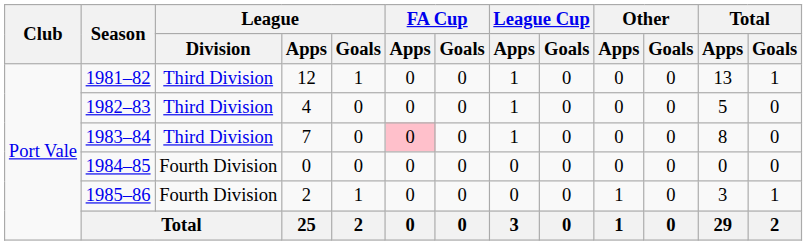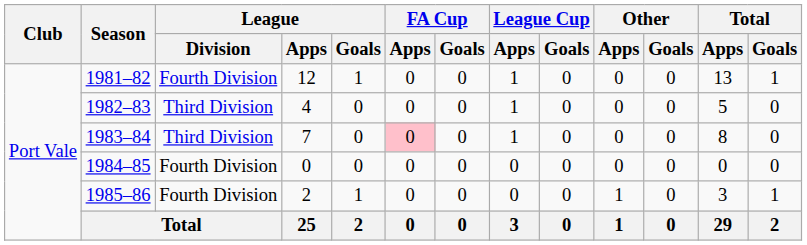(218, 78) Third Division -> (218, 78) Fourth Division
